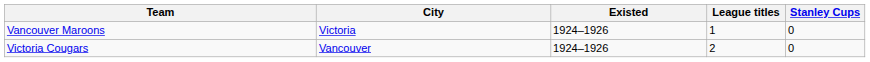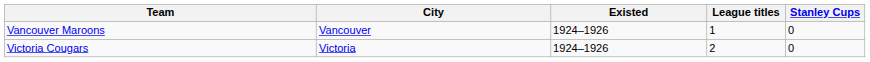(337, 30) Victoria -> (345, 30) Vancouver
(345, 48) Vancouver -> (337, 48) Victoria
